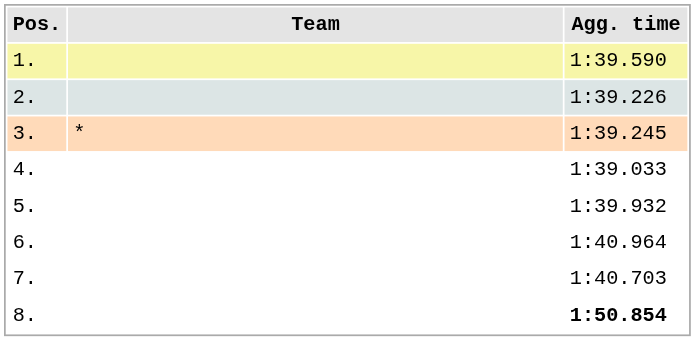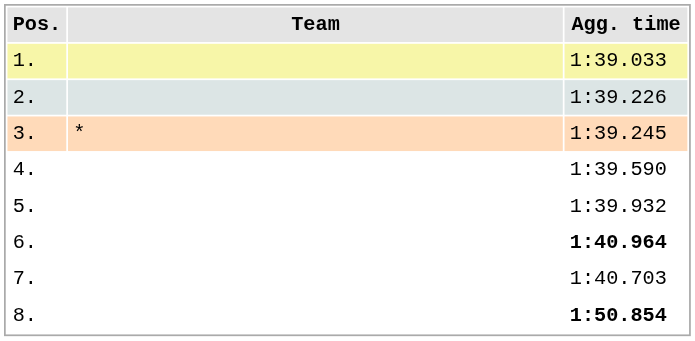(618, 61) 1:39.590 -> (618, 61) 1:39.033
(618, 170) 1:39.033 -> (618, 170) 1:39.590
(618, 243) normal -> (618, 243) bold
